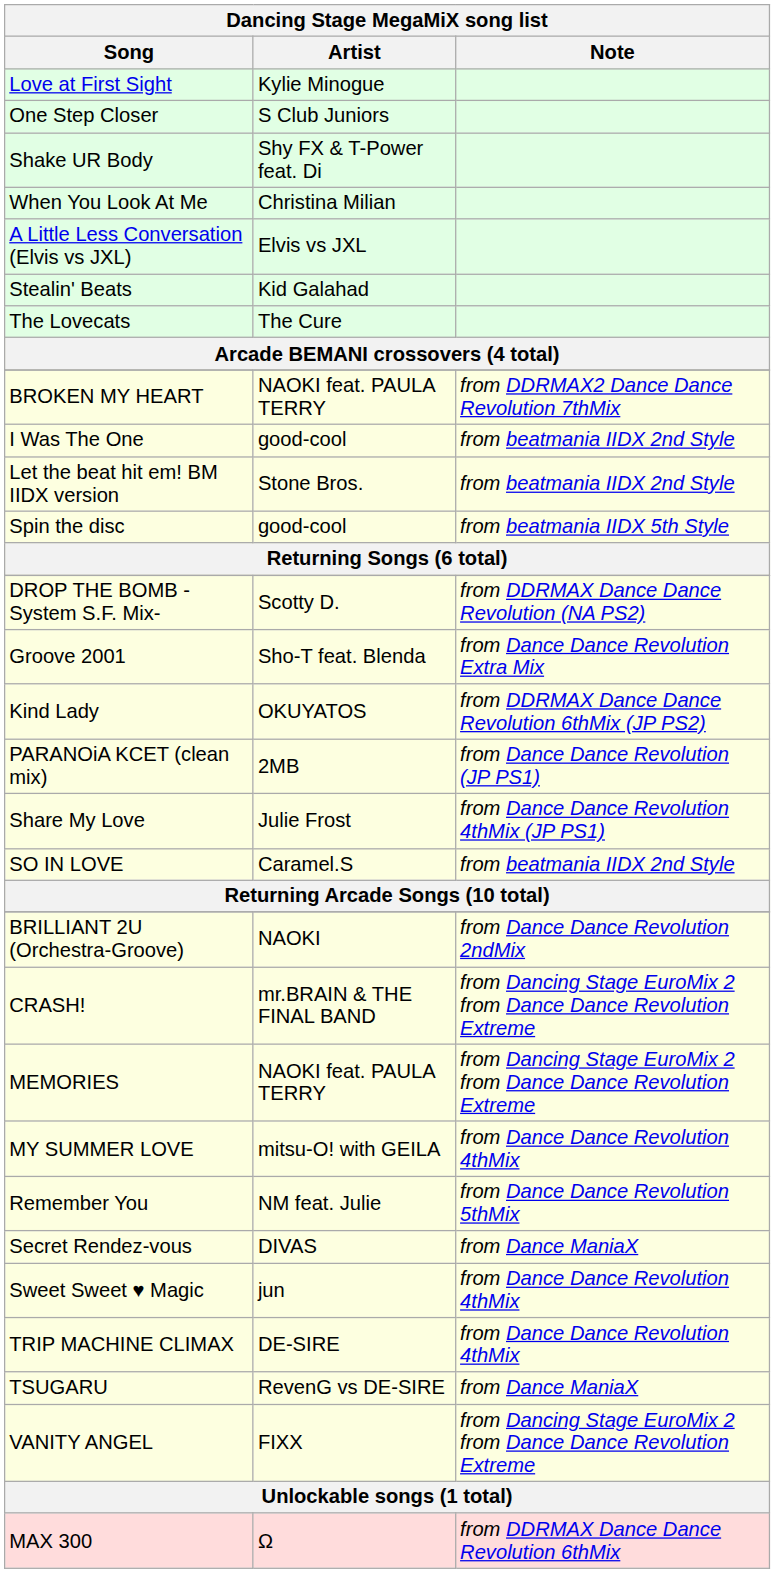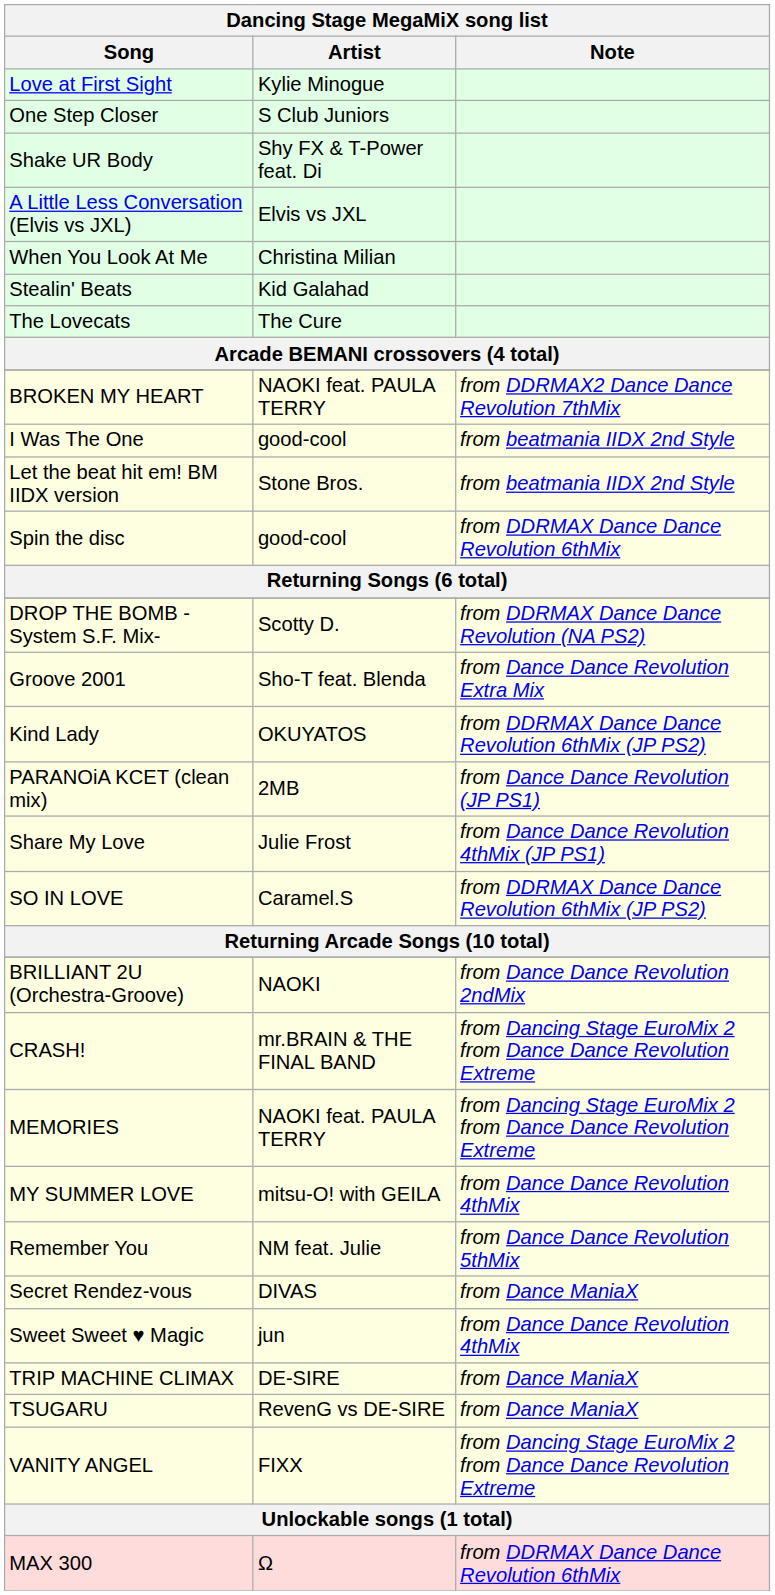rows swapped: (108, 203) <-> (126, 246)
(595, 526) from beatmania IIDX 5th Style -> (591, 538) from DDRMAX Dance Dance Revolution 6thMix
(597, 864) from beatmania IIDX 2nd Style -> (591, 898) from DDRMAX Dance Dance Revolution 6thMix (JP PS2)
(595, 1344) from Dance Dance Revolution 4thMix -> (549, 1378) from Dance ManiaX
